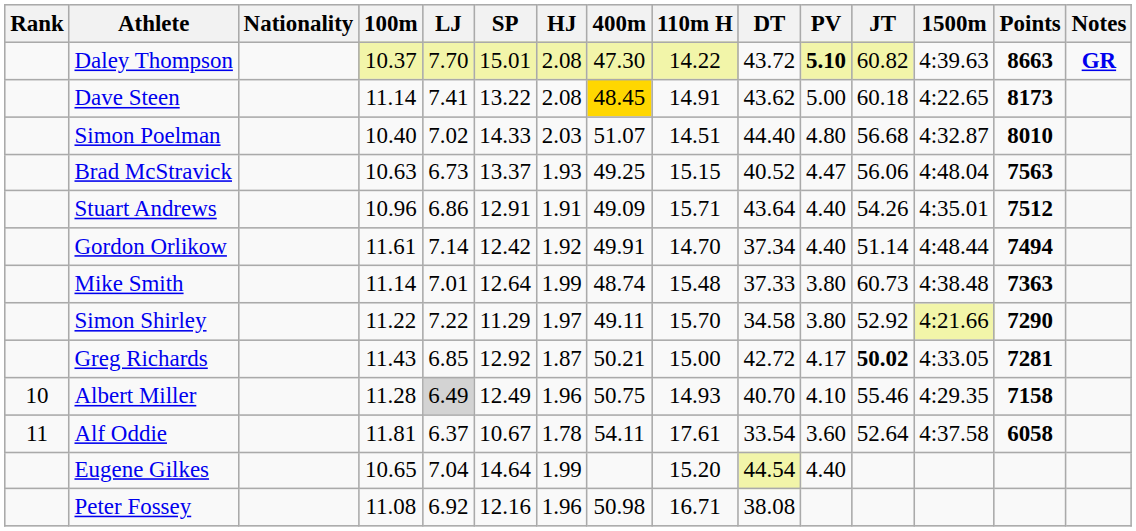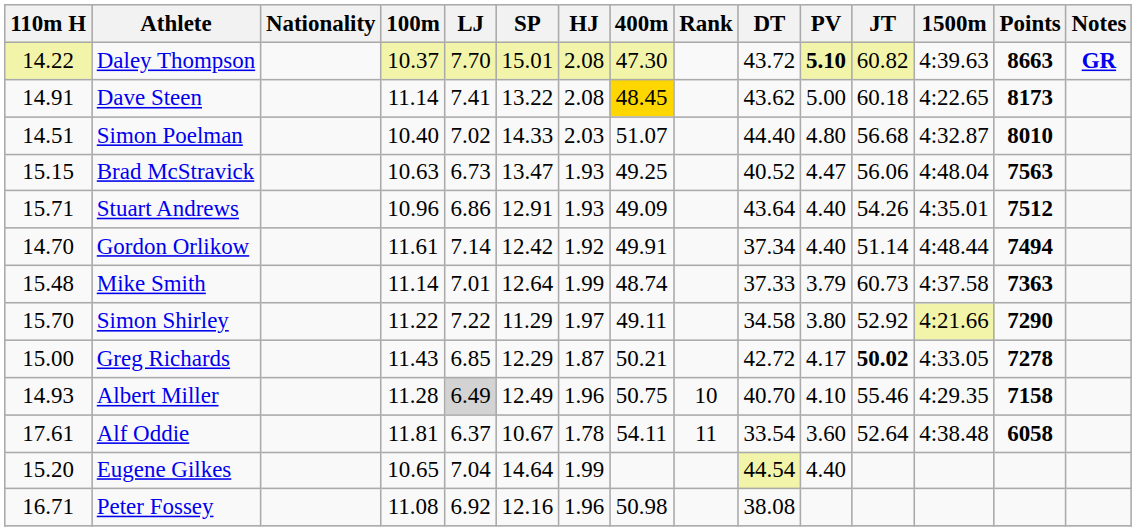columns swapped: (37, 22) <-> (695, 22)
(505, 171) 13.37 -> (527, 171) 13.47
(562, 209) 1.91 -> (584, 209) 1.93
(826, 283) 3.80 -> (826, 283) 3.79
(954, 283) 4:38.48 -> (954, 283) 4:37.58
(505, 358) 12.92 -> (527, 358) 12.29
(1030, 358) 7281 -> (1030, 358) 7278
(954, 432) 4:37.58 -> (954, 432) 4:38.48
